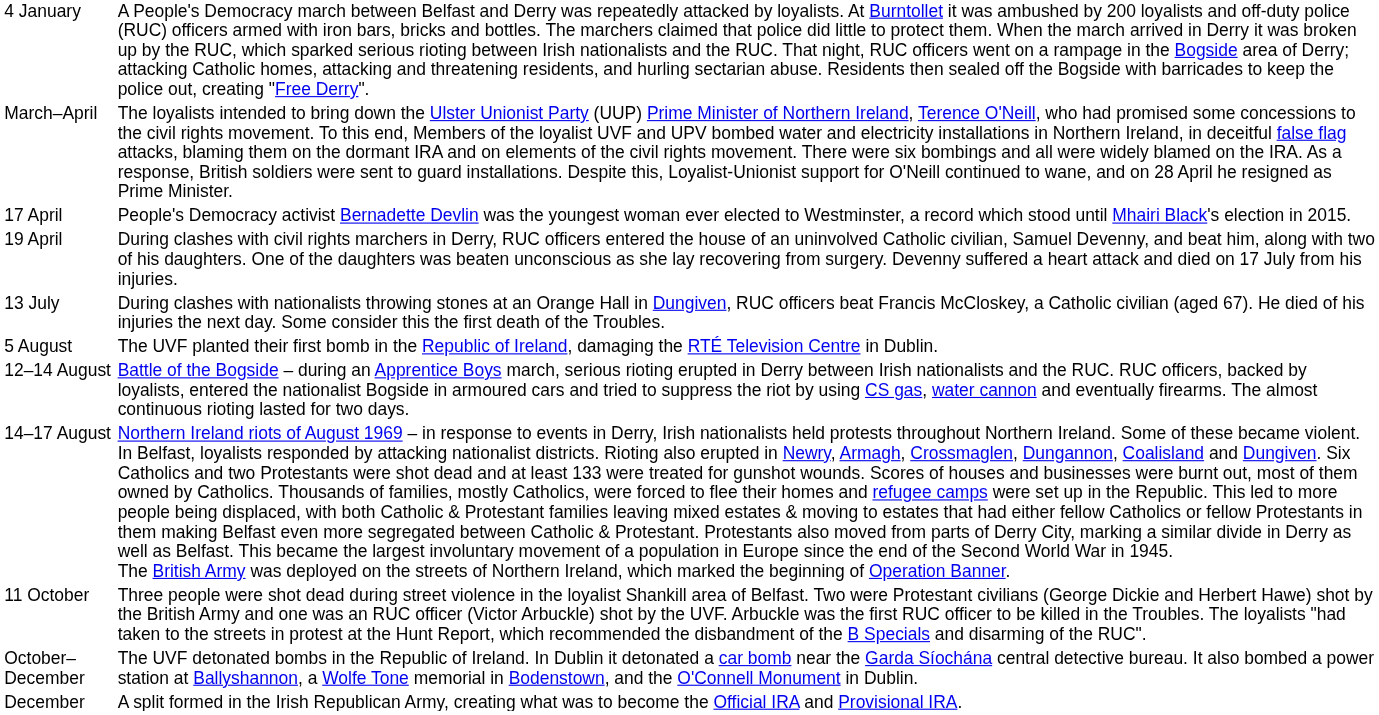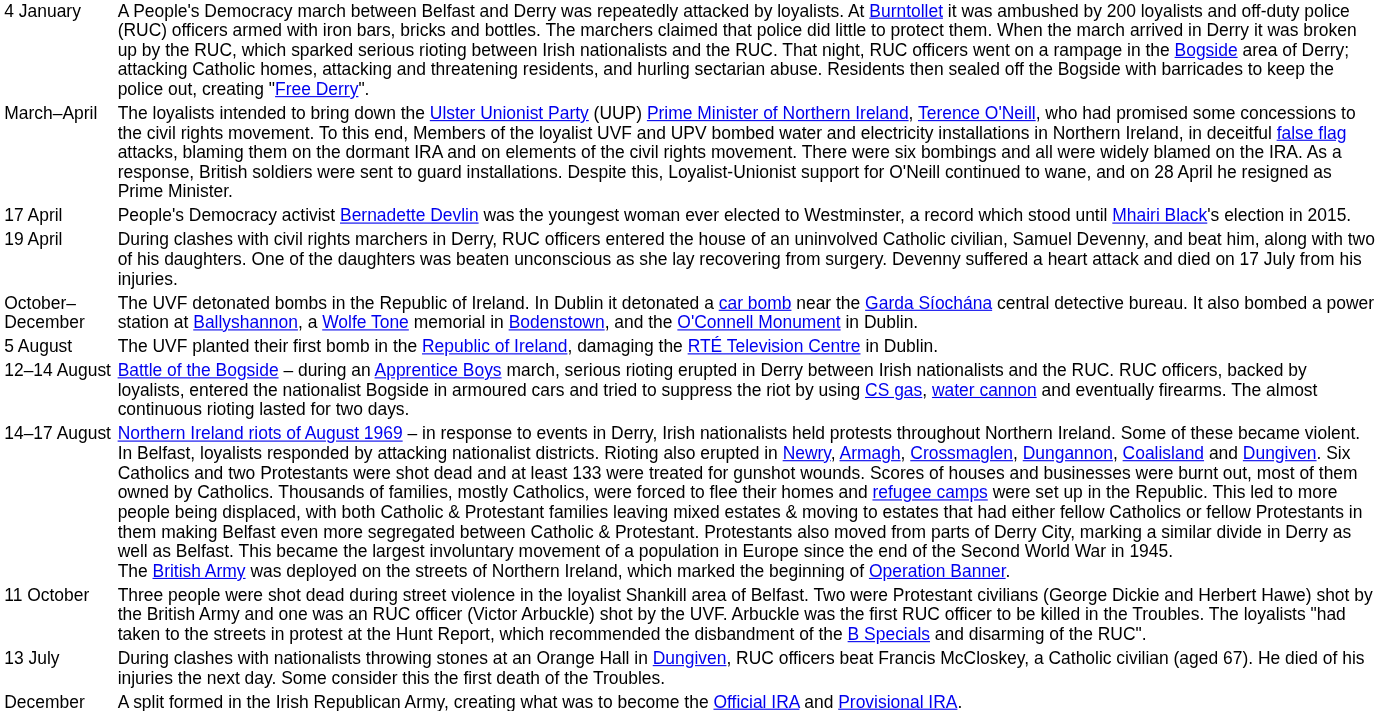rows swapped: (32, 303) <-> (44, 668)
